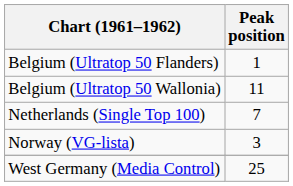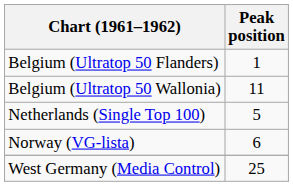(257, 115) 7 -> (257, 115) 5
(257, 141) 3 -> (257, 141) 6
